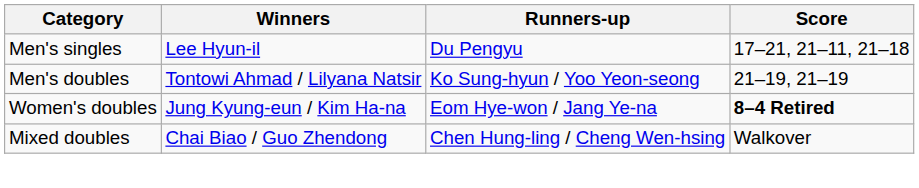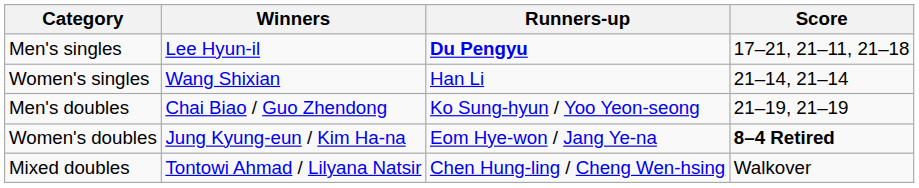(476, 49) normal -> (479, 49) bold
+ row: (79, 78)
(293, 78) Tontowi Ahmad / Lilyana Natsir -> (276, 108) Chai Biao / Guo Zhendong
(276, 138) Chai Biao / Guo Zhendong -> (293, 167) Tontowi Ahmad / Lilyana Natsir
